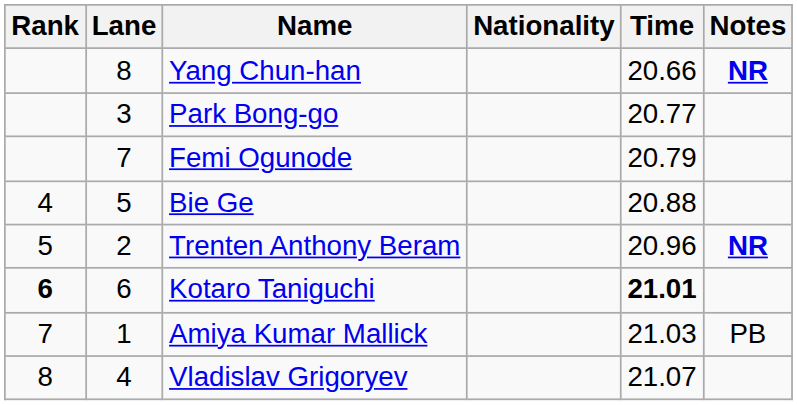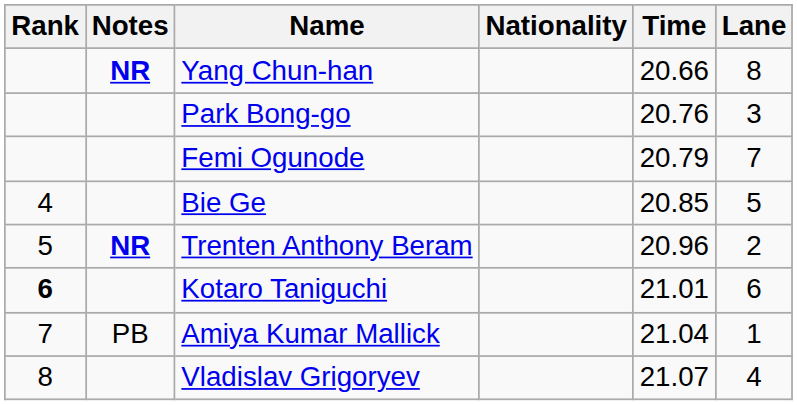columns swapped: (124, 26) <-> (748, 26)
(662, 114) 20.77 -> (674, 114) 20.76
(662, 202) 20.88 -> (674, 202) 20.85
(662, 289) bold -> (674, 289) normal
(662, 333) 21.03 -> (674, 333) 21.04
